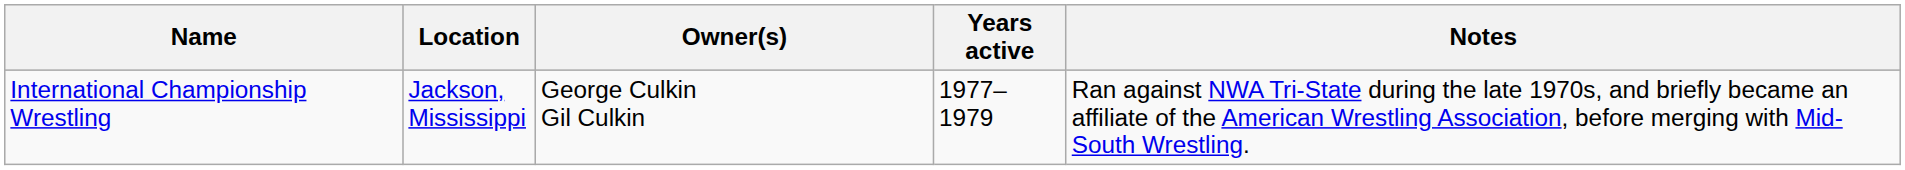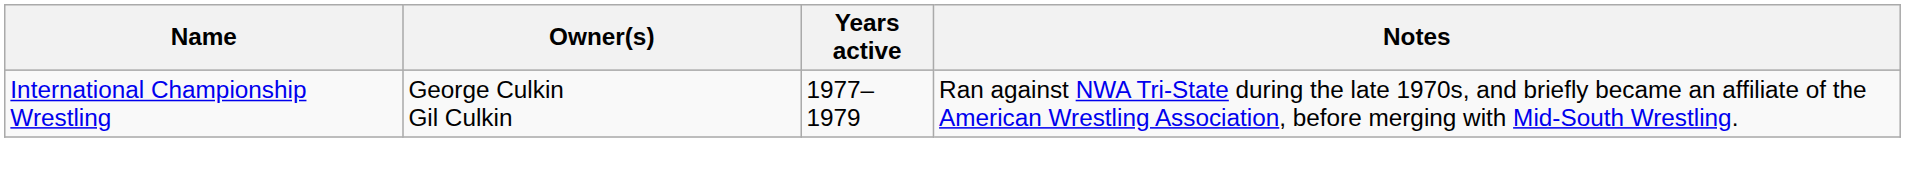- column: (469, 37)
